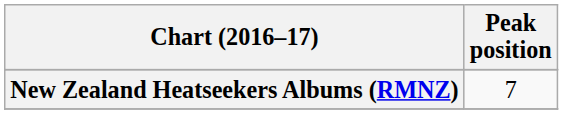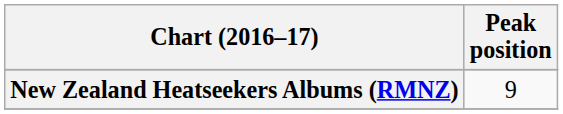(511, 89) 7 -> (511, 89) 9
